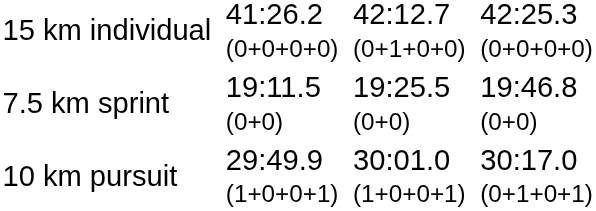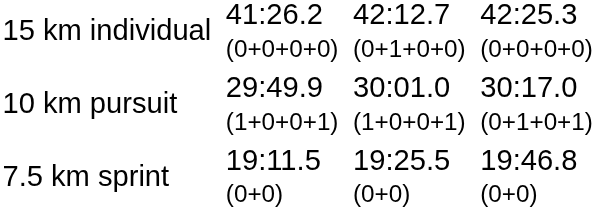rows swapped: (86, 103) <-> (90, 176)
